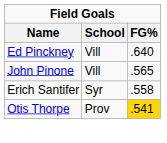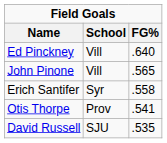(142, 109) gold background -> (143, 109) no background
+ row: (44, 128)
